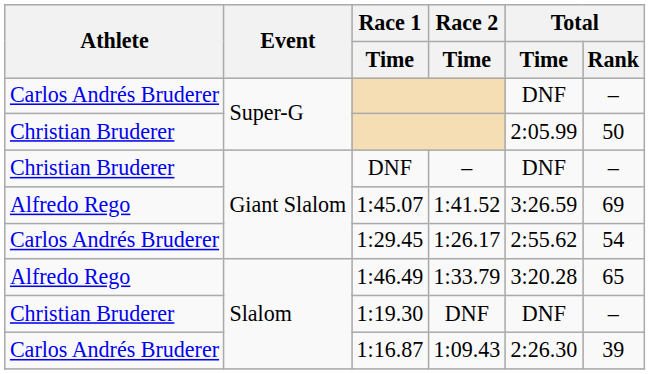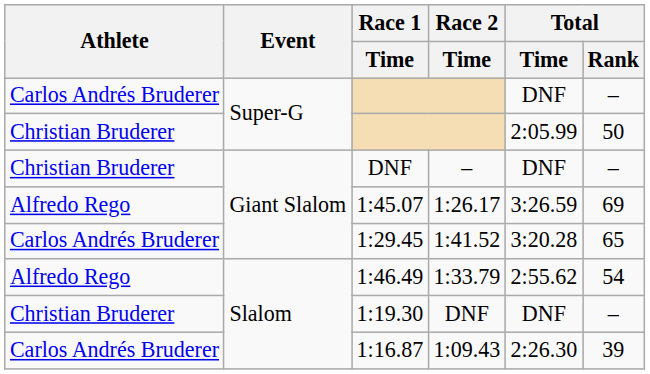(467, 204) 1:41.52 -> (467, 204) 1:26.17
(467, 241) 1:26.17 -> (467, 241) 1:41.52
(544, 241) 2:55.62 -> (544, 241) 3:20.28
(613, 241) 54 -> (613, 241) 65
(544, 277) 3:20.28 -> (544, 277) 2:55.62
(613, 277) 65 -> (613, 277) 54
